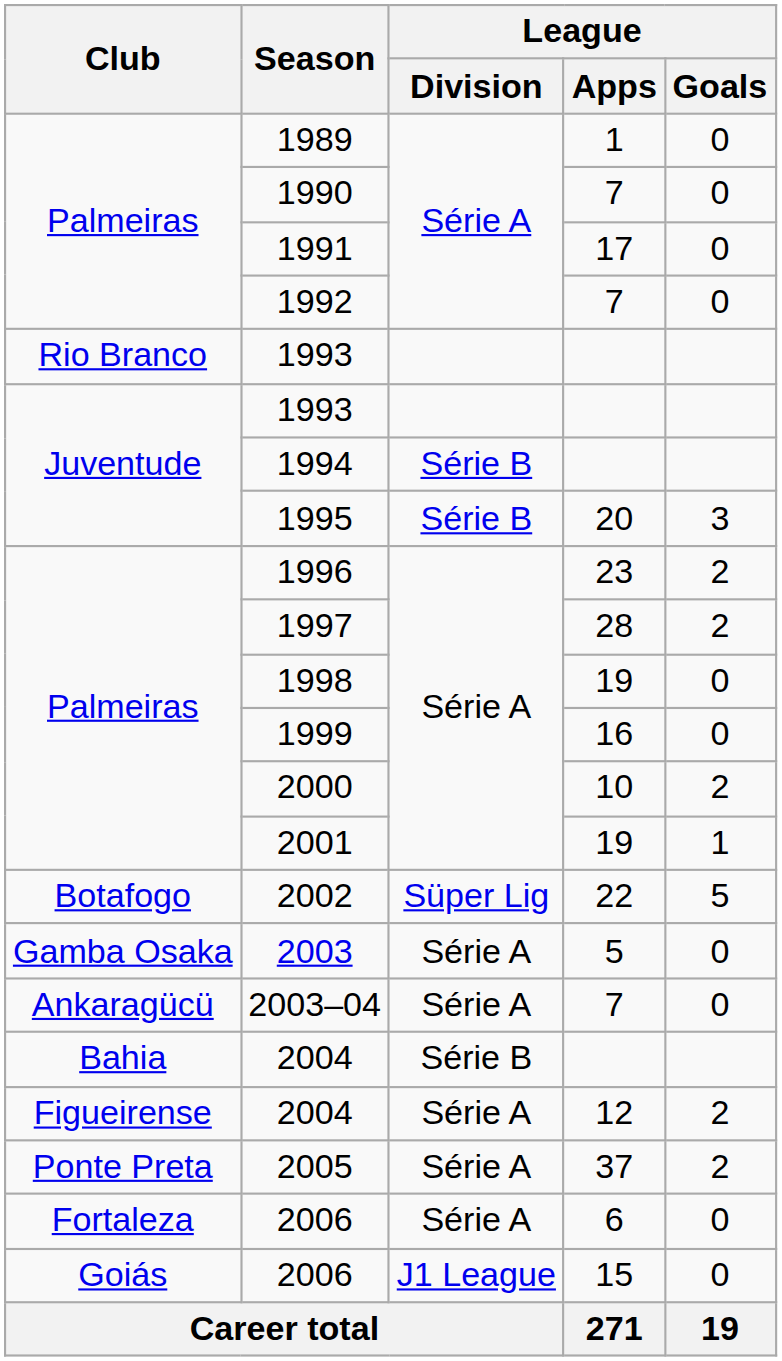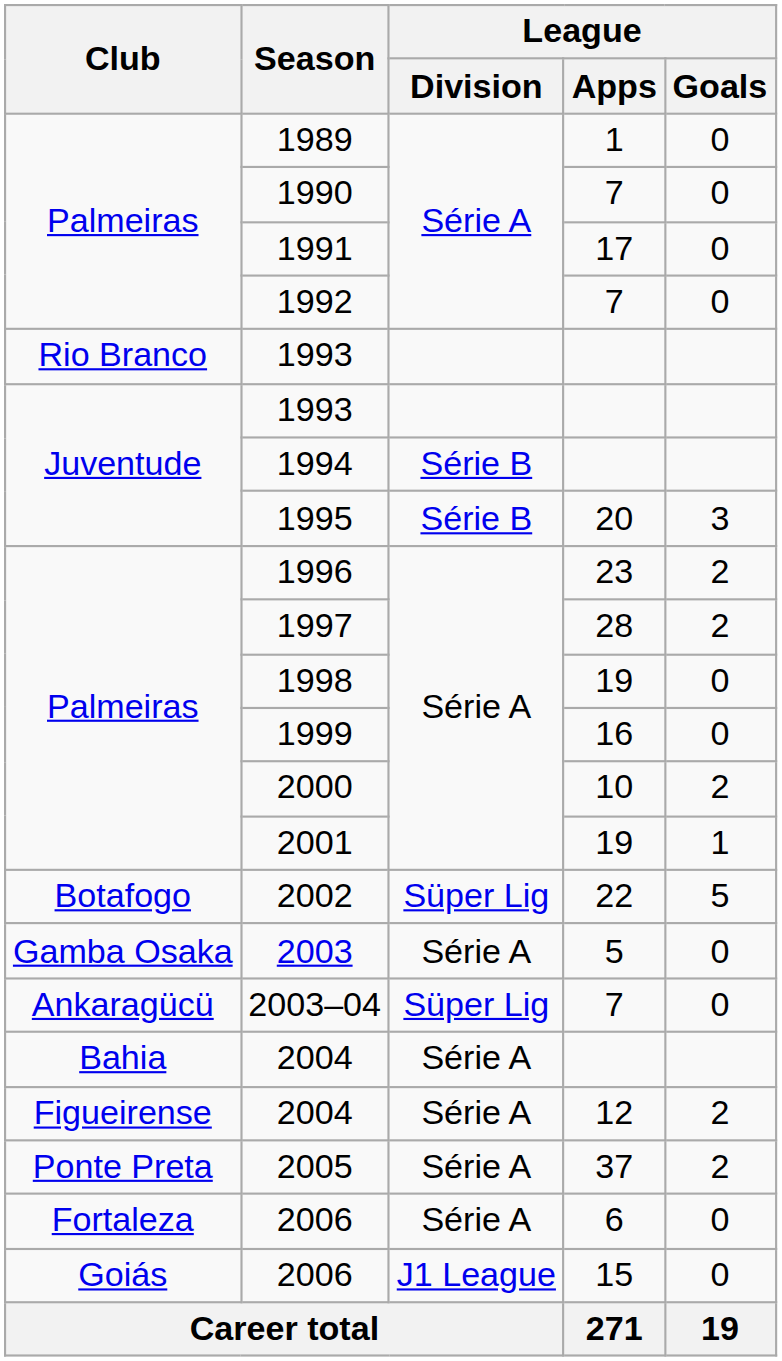(476, 1004) Série A -> (476, 1004) Süper Lig
(476, 1058) Série B -> (476, 1058) Série A
